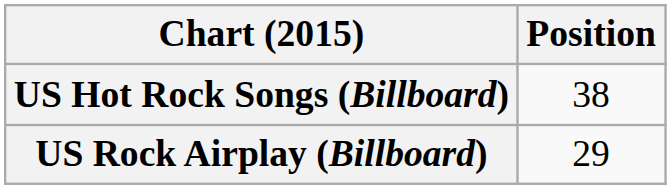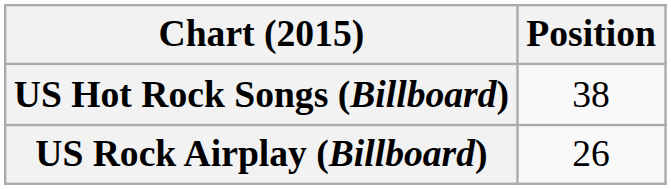(591, 153) 29 -> (591, 153) 26
